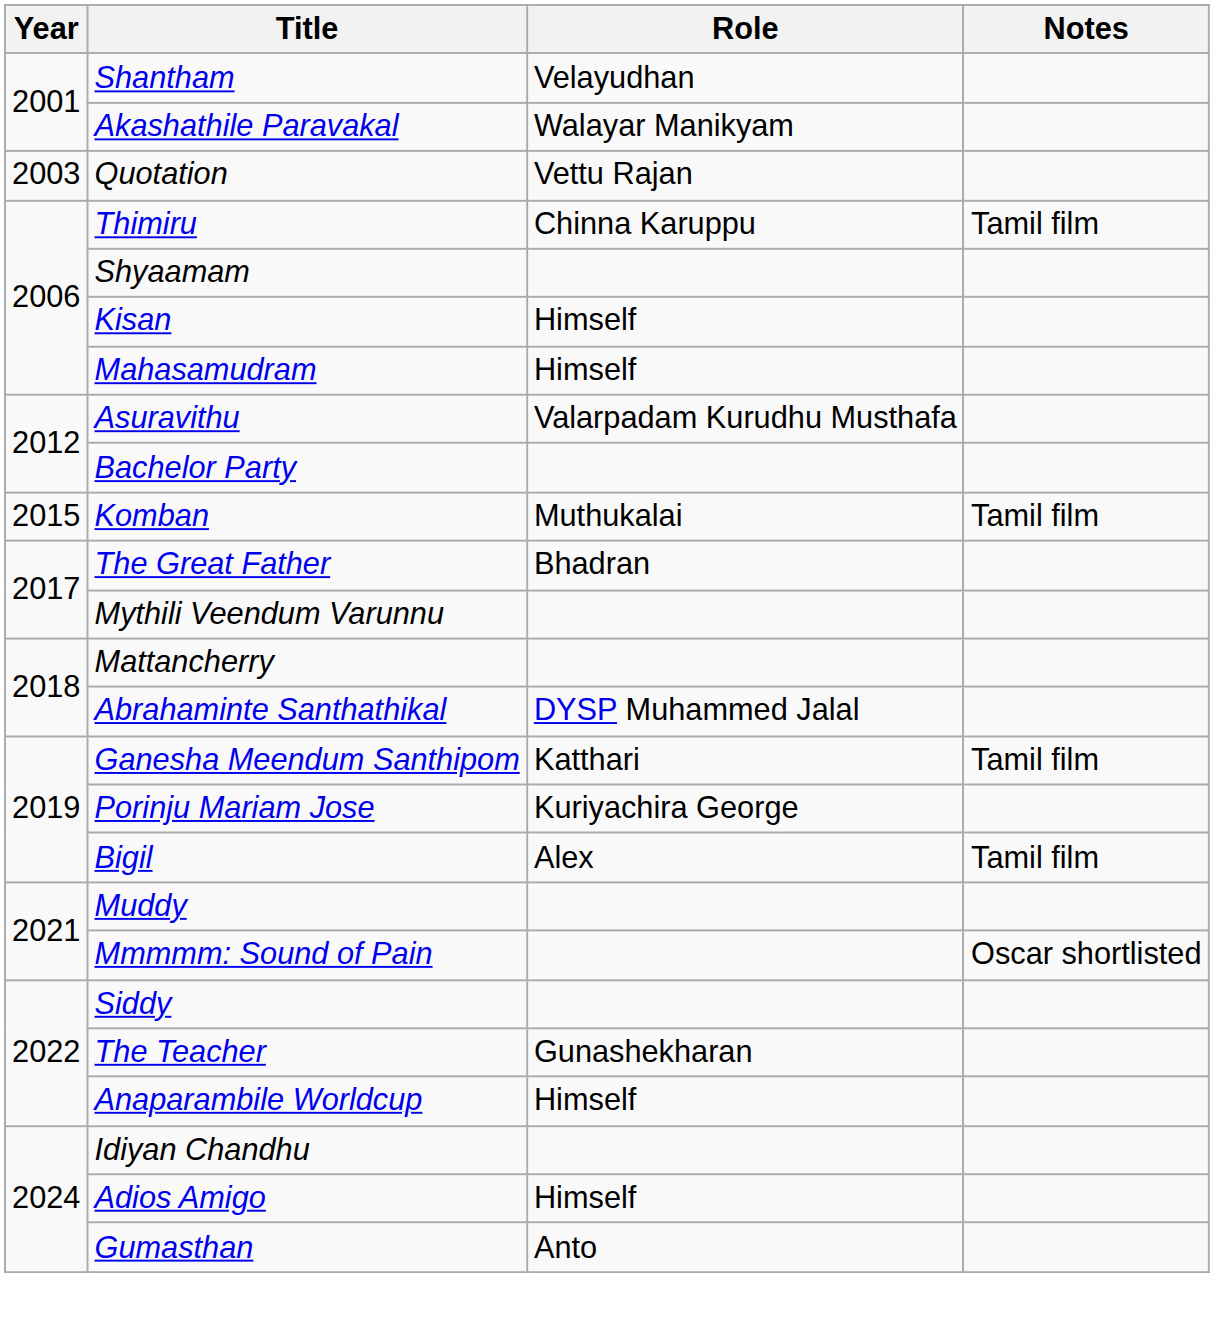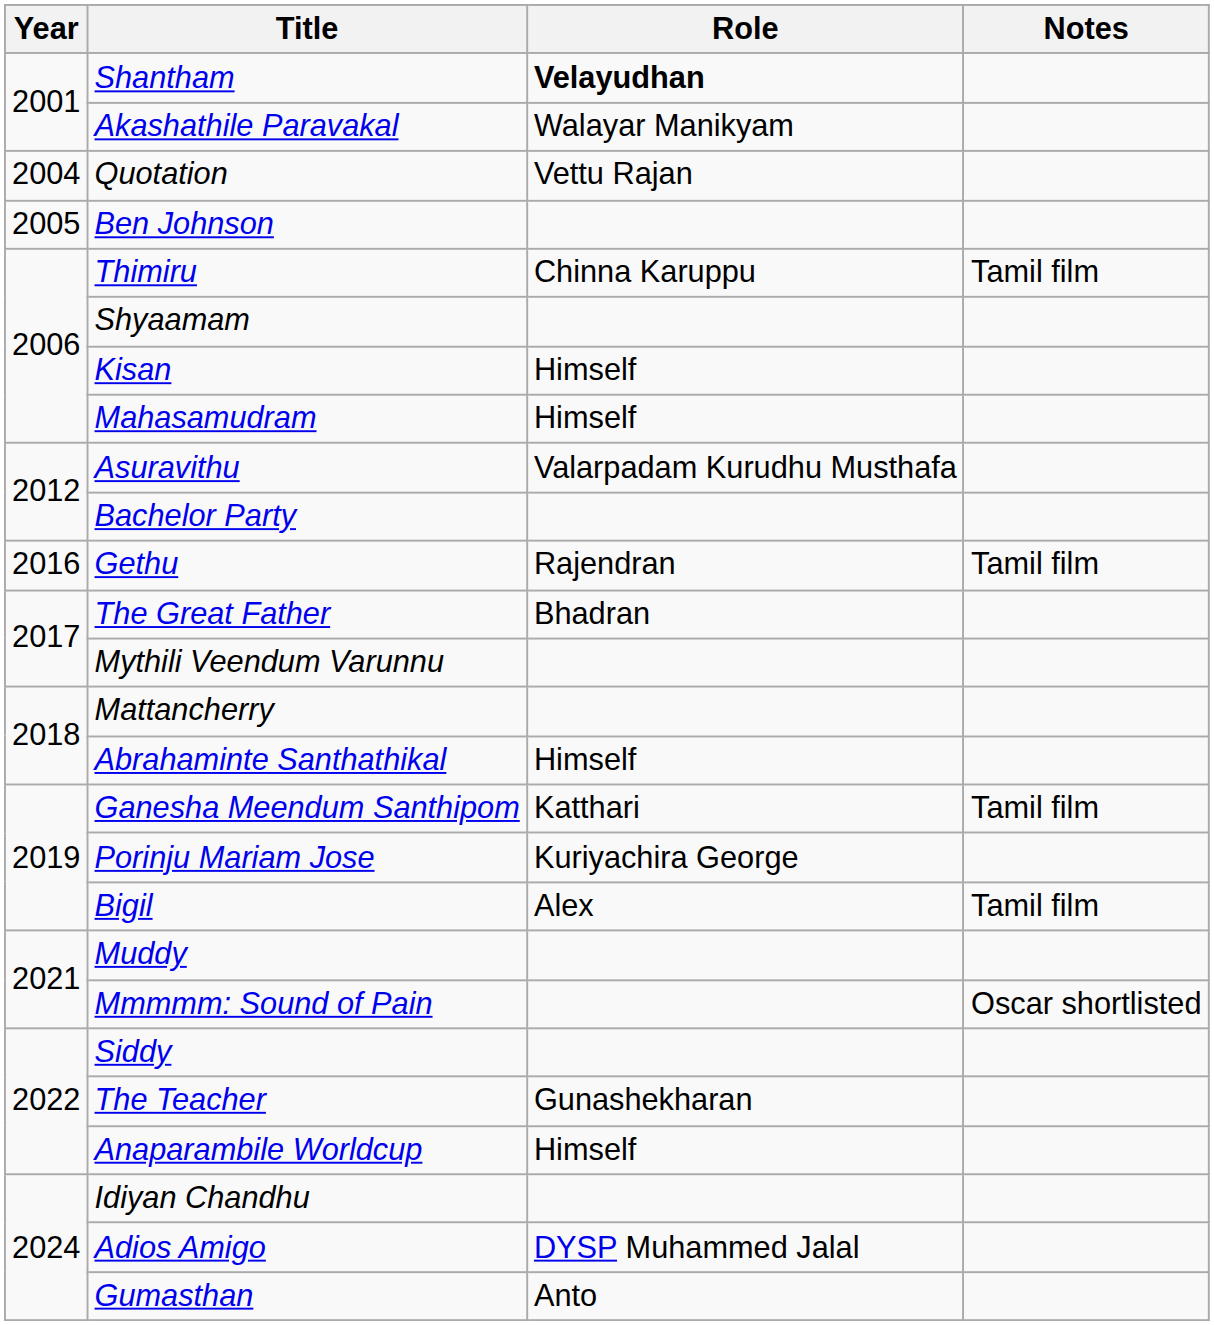(614, 77) normal -> (619, 77) bold
(46, 175) 2003 -> (46, 175) 2004
+ row: (184, 223)
- row: (152, 516)
+ row: (136, 564)
(697, 710) DYSP Muhammed Jalal -> (585, 759) Himself
(585, 1198) Himself -> (697, 1246) DYSP Muhammed Jalal
